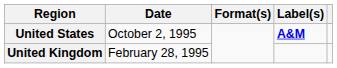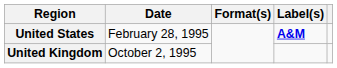(152, 33) October 2, 1995 -> (158, 33) February 28, 1995
(158, 53) February 28, 1995 -> (152, 53) October 2, 1995
